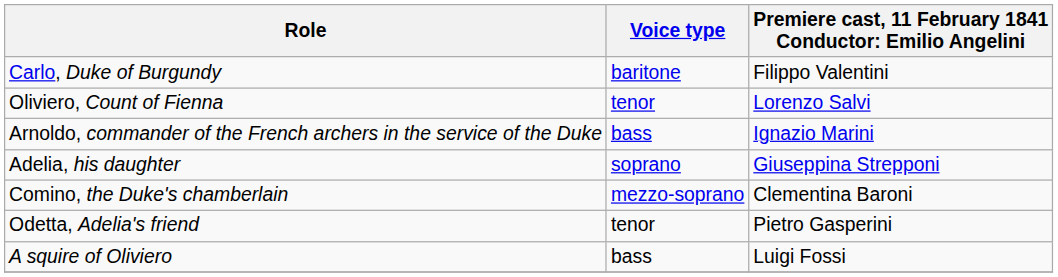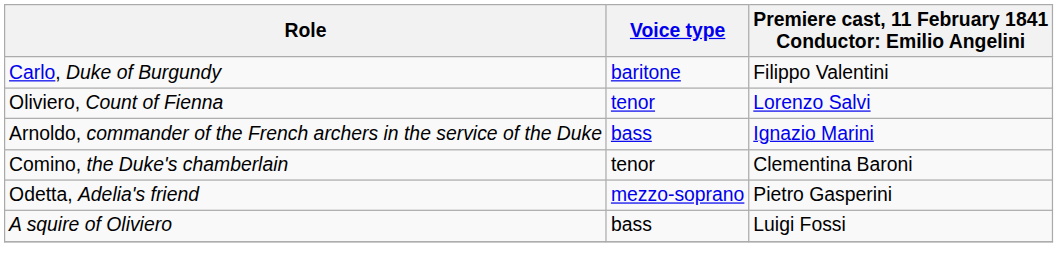- row: (95, 164)
(678, 195) mezzo-soprano -> (633, 164) tenor
(633, 225) tenor -> (678, 195) mezzo-soprano
